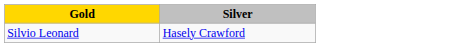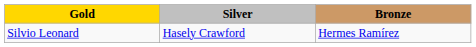+ column: (393, 14)
